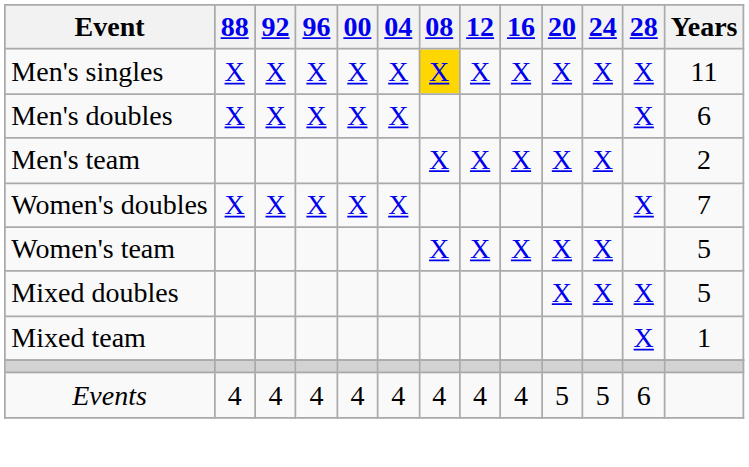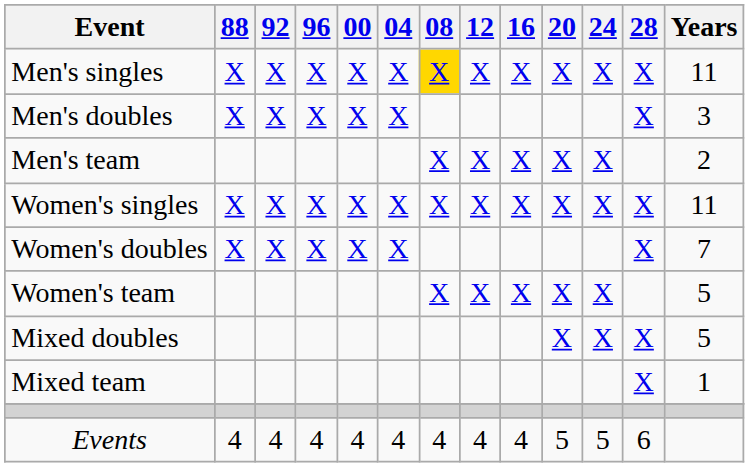(704, 115) 6 -> (704, 115) 3
+ row: (105, 204)
